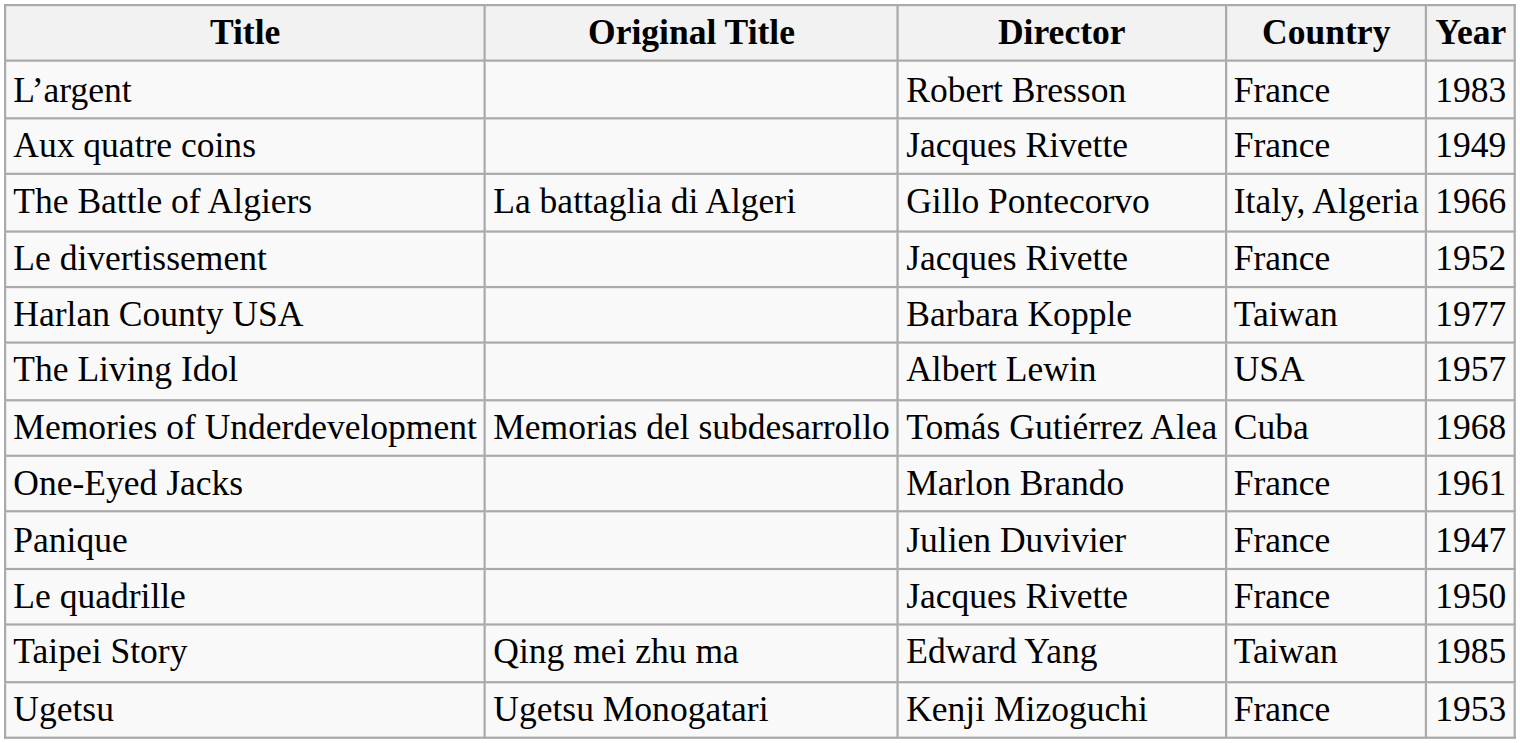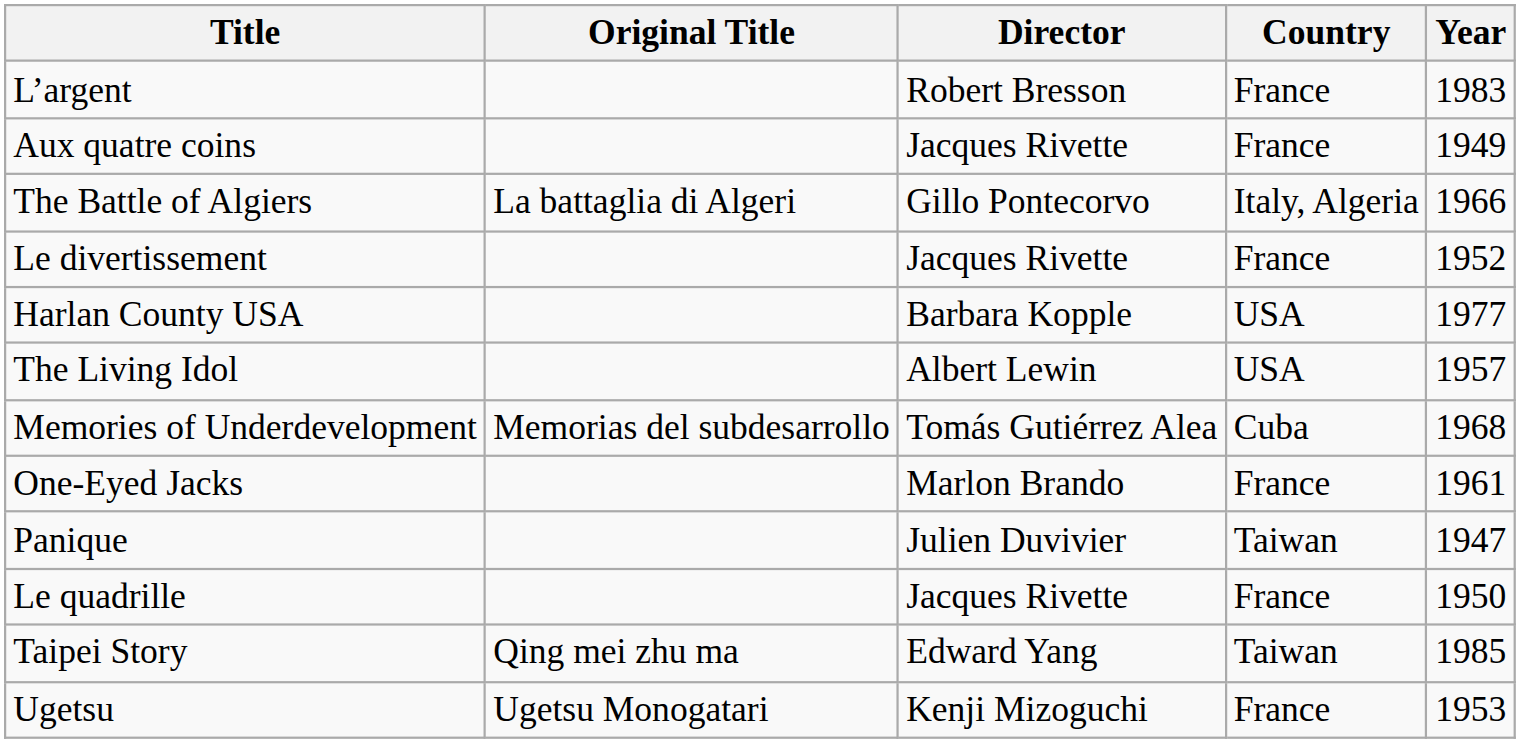(1286, 314) Taiwan -> (1269, 314) USA
(1282, 539) France -> (1286, 539) Taiwan
